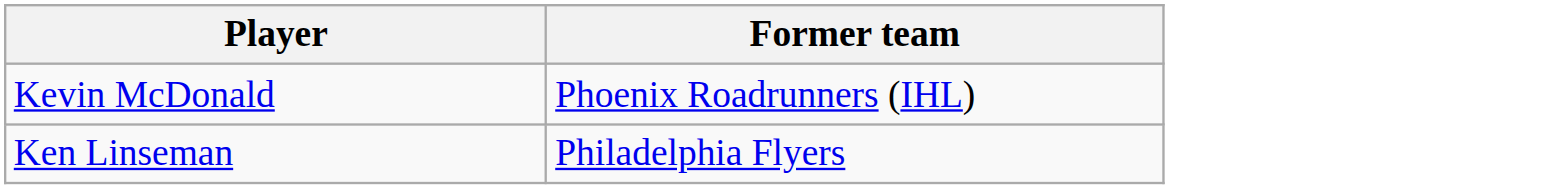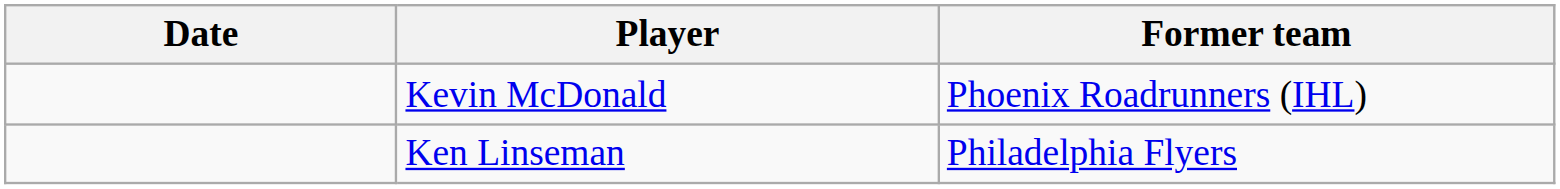+ column: (201, 34)
